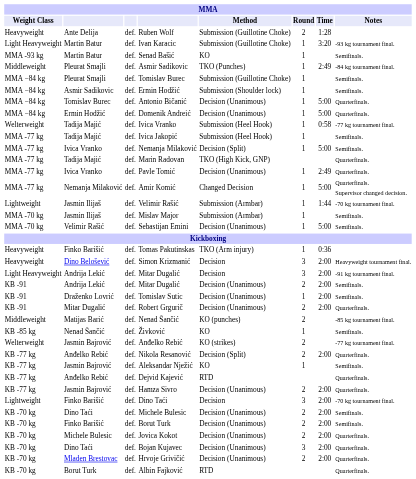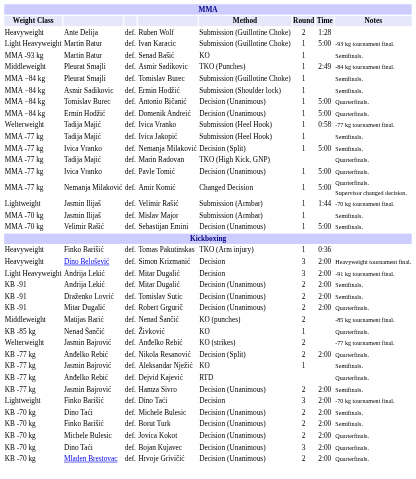(325, 44) 3:20 -> (325, 44) 5:00
(325, 171) 2:49 -> (325, 171) 5:00
(304, 296) 1 -> (304, 296) 2
(349, 331) Semifinals. -> (352, 331) Quarterfinals.
(352, 389) Quarterfinals. -> (349, 389) Semifinals.
- row: (20, 470)
